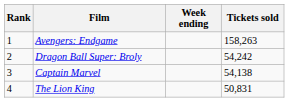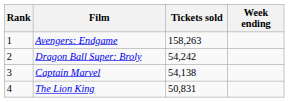columns swapped: (253, 18) <-> (194, 18)
